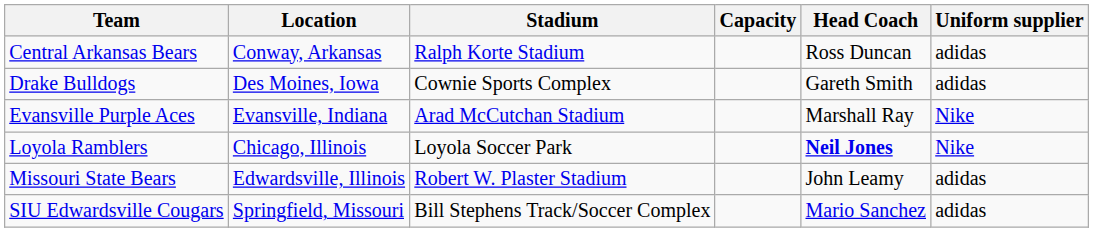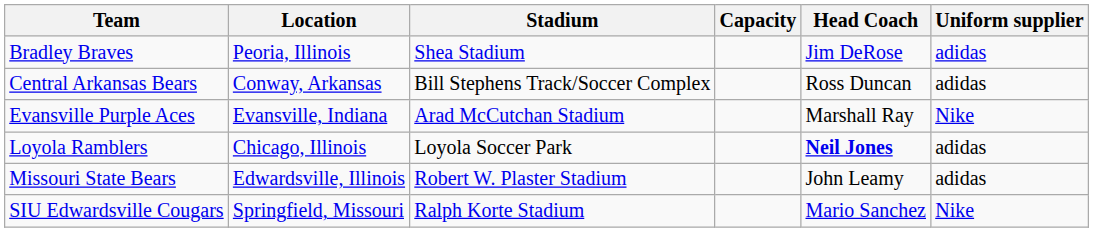+ row: (71, 52)
(499, 52) Ralph Korte Stadium -> (562, 83) Bill Stephens Track/Soccer Complex
- row: (72, 83)
(955, 147) Nike -> (961, 147) adidas
(562, 210) Bill Stephens Track/Soccer Complex -> (499, 210) Ralph Korte Stadium
(961, 210) adidas -> (955, 210) Nike
